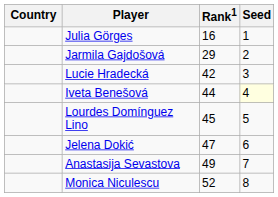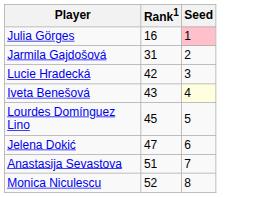- column: (33, 15)
(246, 36) no background -> (188, 36) pink background
(209, 55) 29 -> (151, 55) 31
(209, 93) 44 -> (151, 93) 43
(209, 163) 49 -> (151, 163) 51
